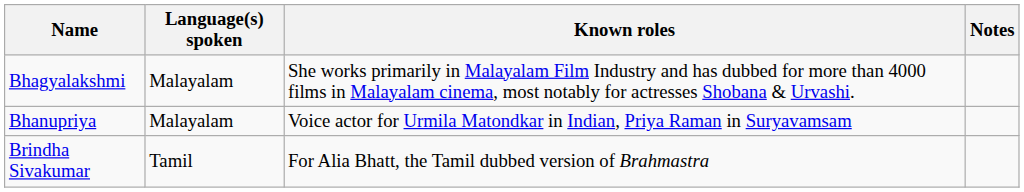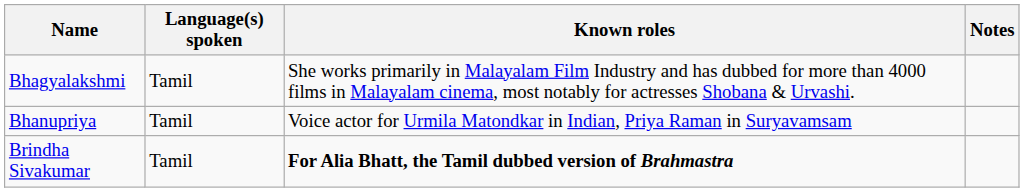(191, 80) Malayalam -> (171, 80) Tamil
(191, 120) Malayalam -> (171, 120) Tamil
(498, 161) normal -> (511, 161) bold
